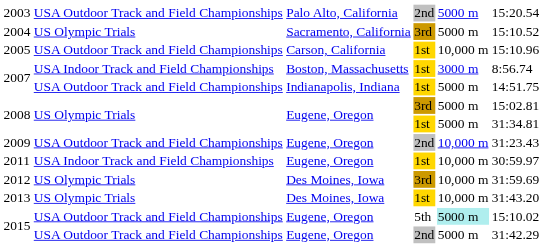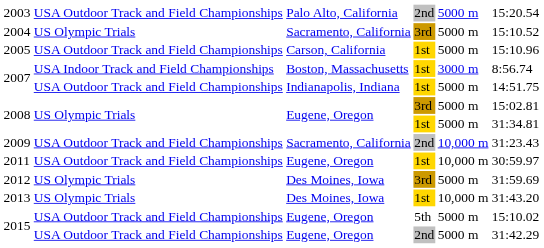(463, 50) 10,000 m -> (458, 50) 5000 m
(330, 142) Eugene, Oregon -> (348, 142) Sacramento, California
(154, 160) USA Indoor Track and Field Championships -> (158, 160) USA Outdoor Track and Field Championships
(463, 179) 10,000 m -> (458, 179) 5000 m
(458, 216) paleturquoise background -> (458, 216) no background
